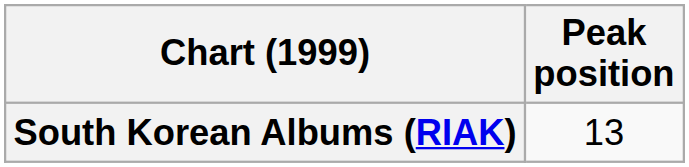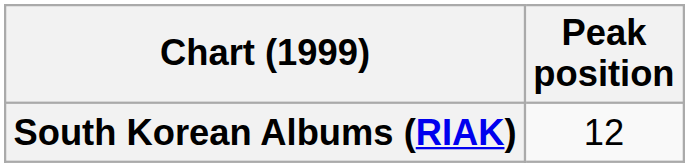(604, 131) 13 -> (604, 131) 12
